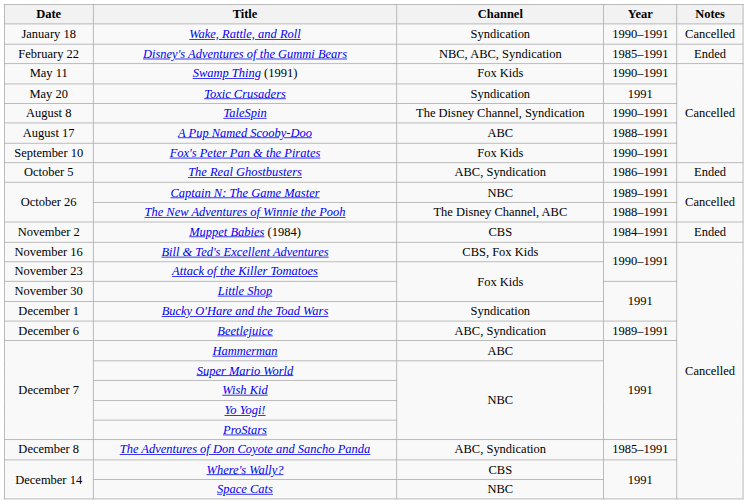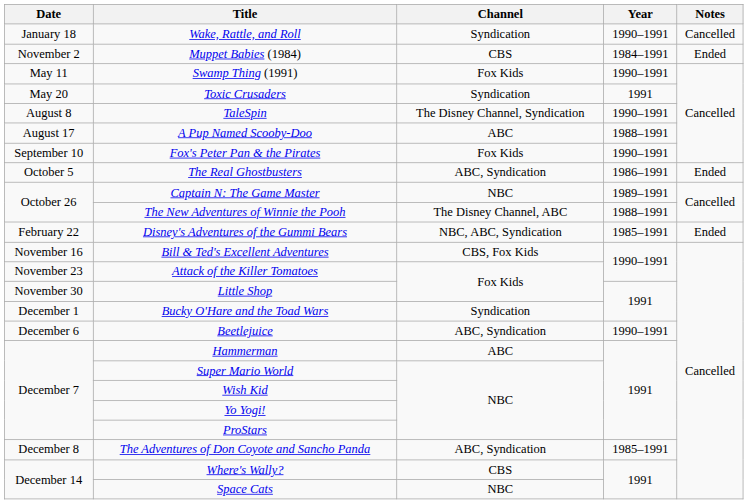rows swapped: (245, 53) <-> (245, 232)
(640, 331) 1989–1991 -> (640, 331) 1990–1991
